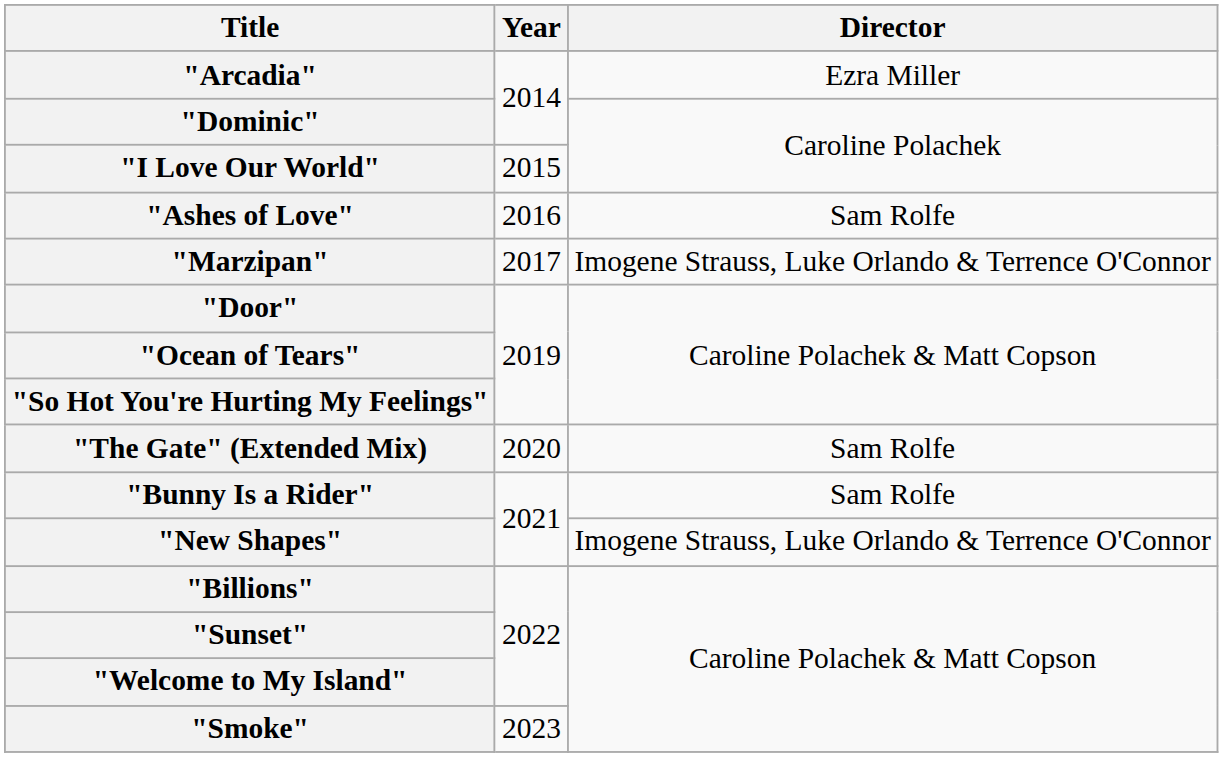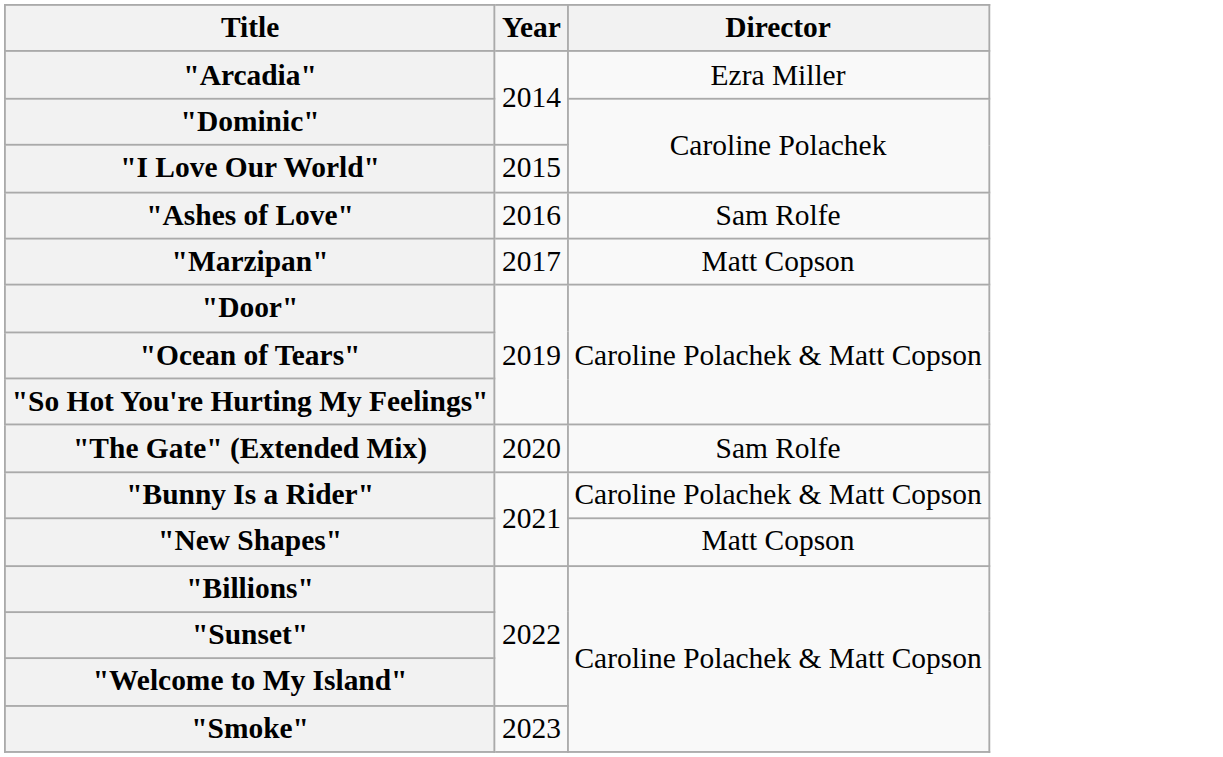(893, 261) Imogene Strauss, Luke Orlando & Terrence O'Connor -> (778, 261) Matt Copson
(893, 494) Sam Rolfe -> (778, 494) Caroline Polachek & Matt Copson
(893, 541) Imogene Strauss, Luke Orlando & Terrence O'Connor -> (778, 541) Matt Copson
